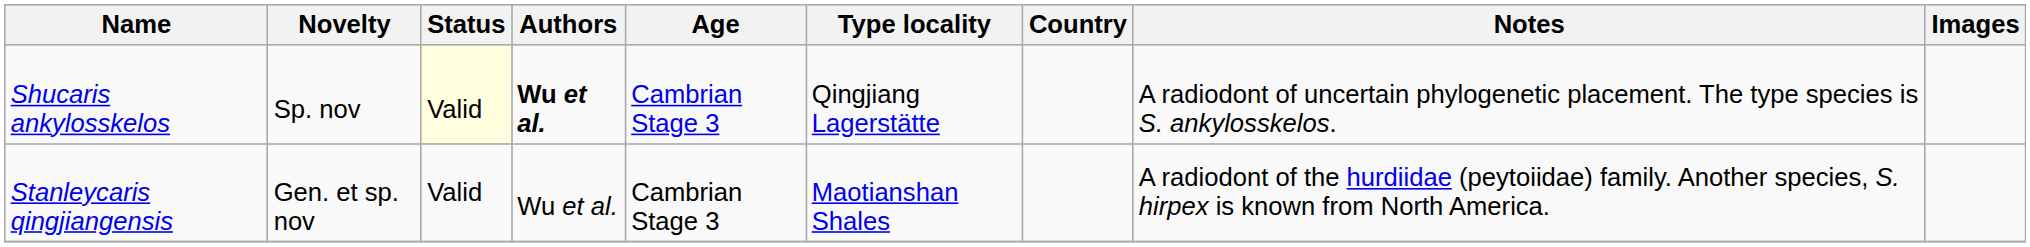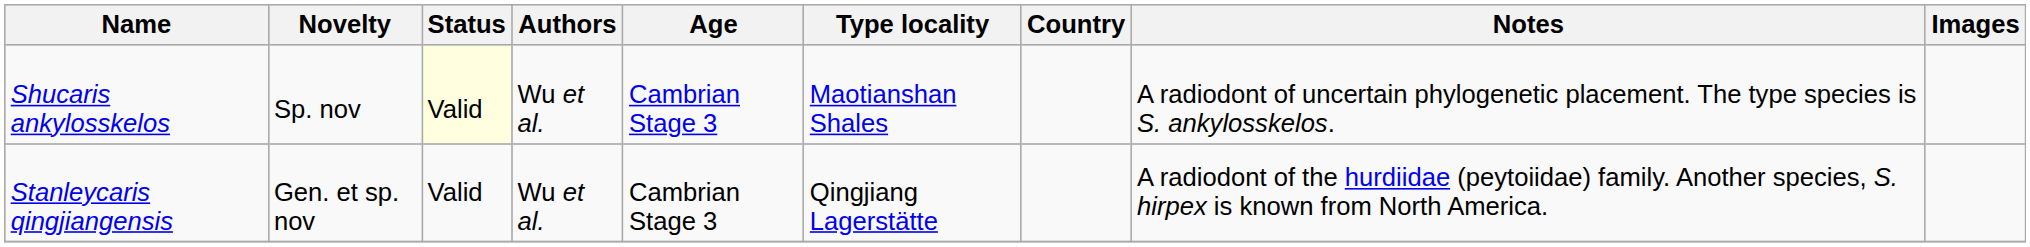(552, 108) bold -> (551, 108) normal
(876, 108) Qingjiang Lagerstätte -> (883, 108) Maotianshan Shales
(885, 206) Maotianshan Shales -> (874, 206) Qingjiang Lagerstätte
